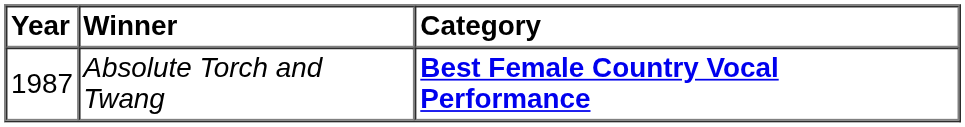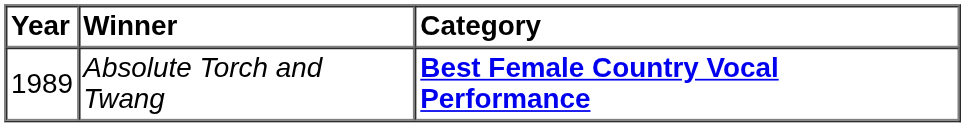(42, 83) 1987 -> (42, 83) 1989
